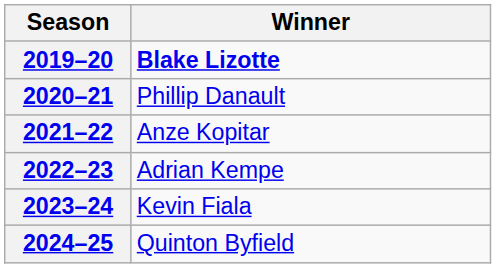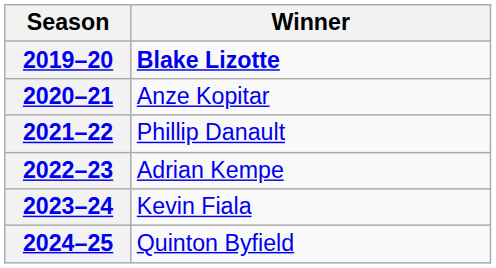(211, 96) Phillip Danault -> (203, 96) Anze Kopitar
(203, 133) Anze Kopitar -> (211, 133) Phillip Danault
